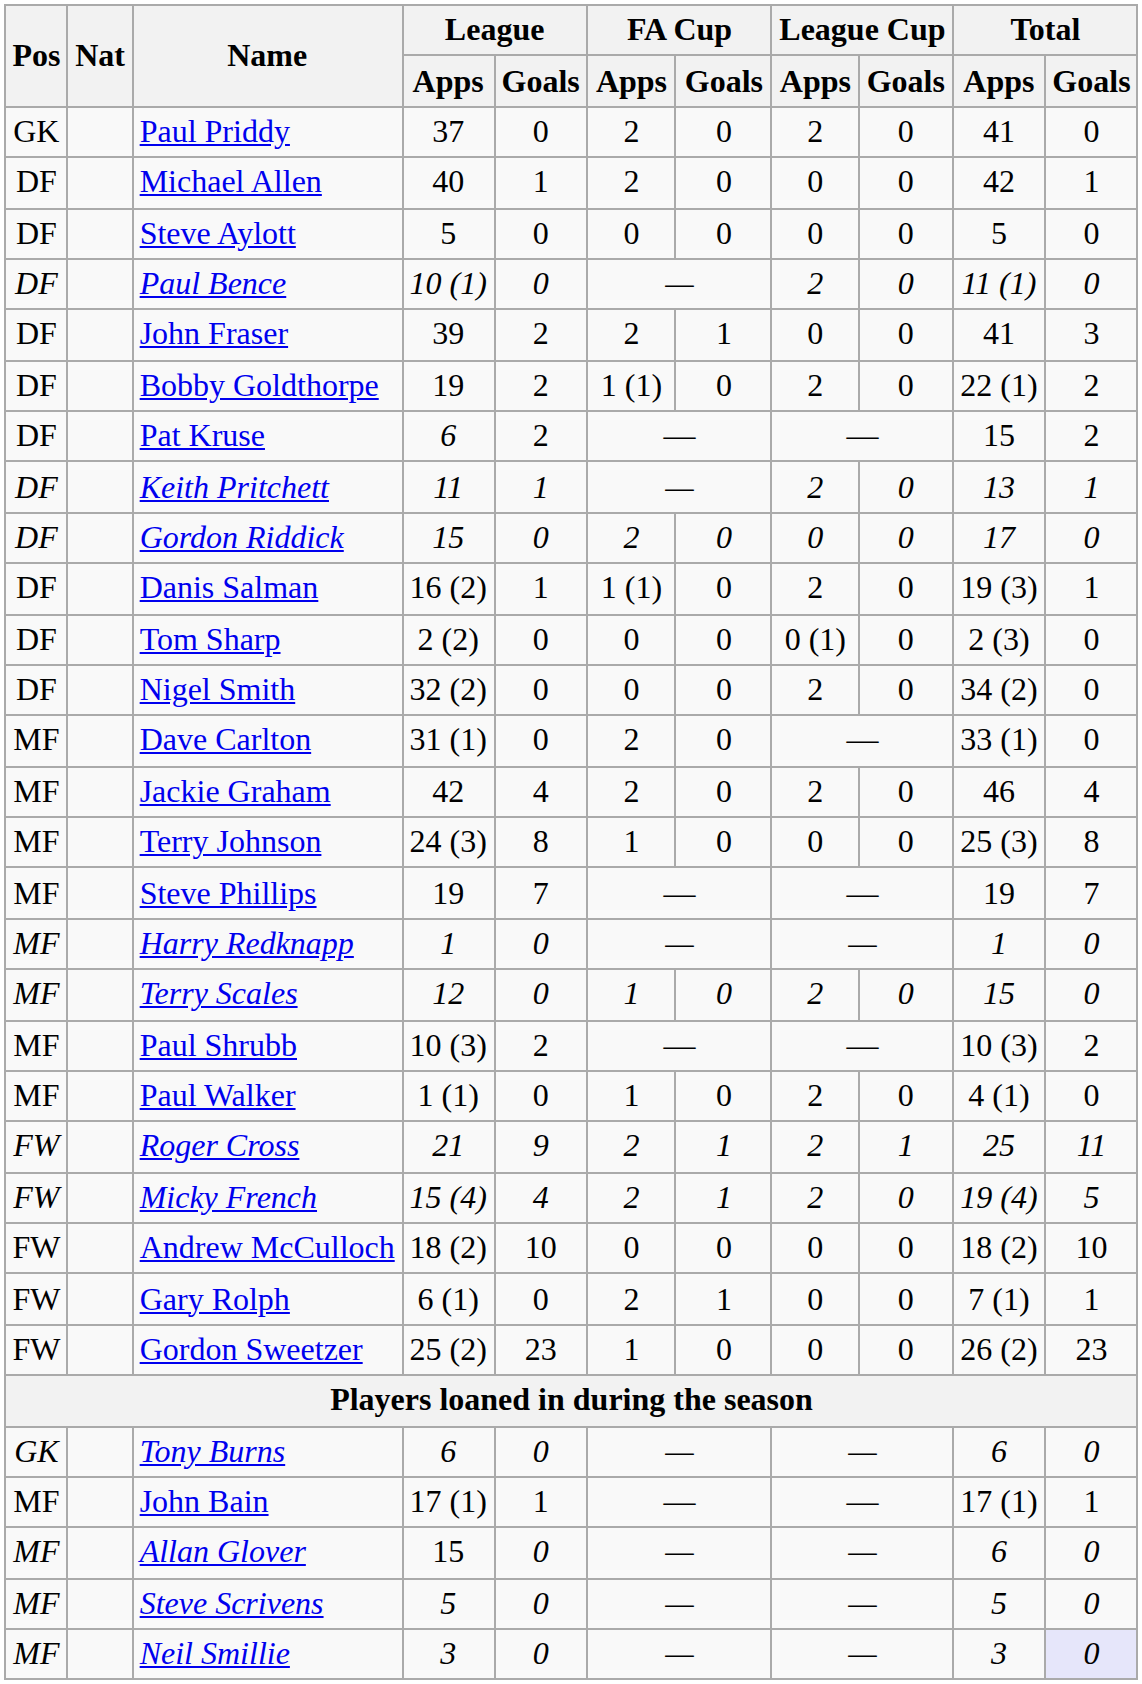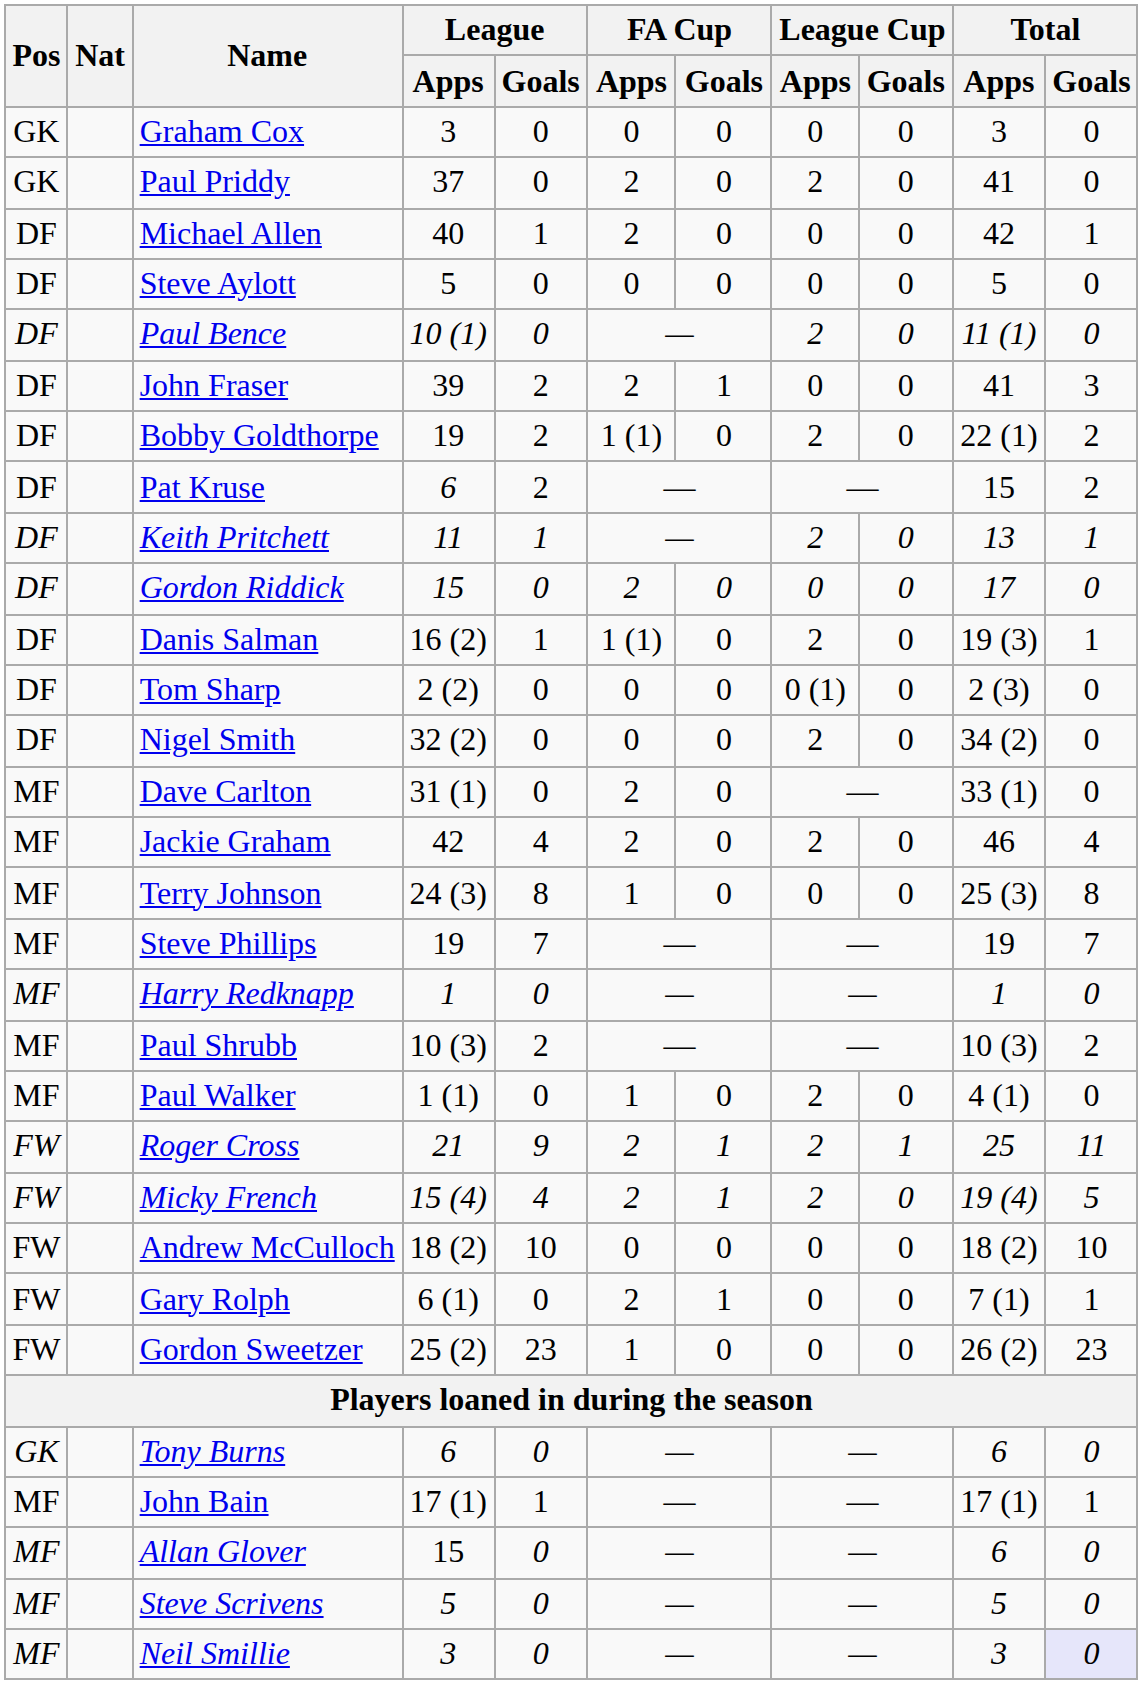+ row: (222, 131)
- row: (219, 994)
